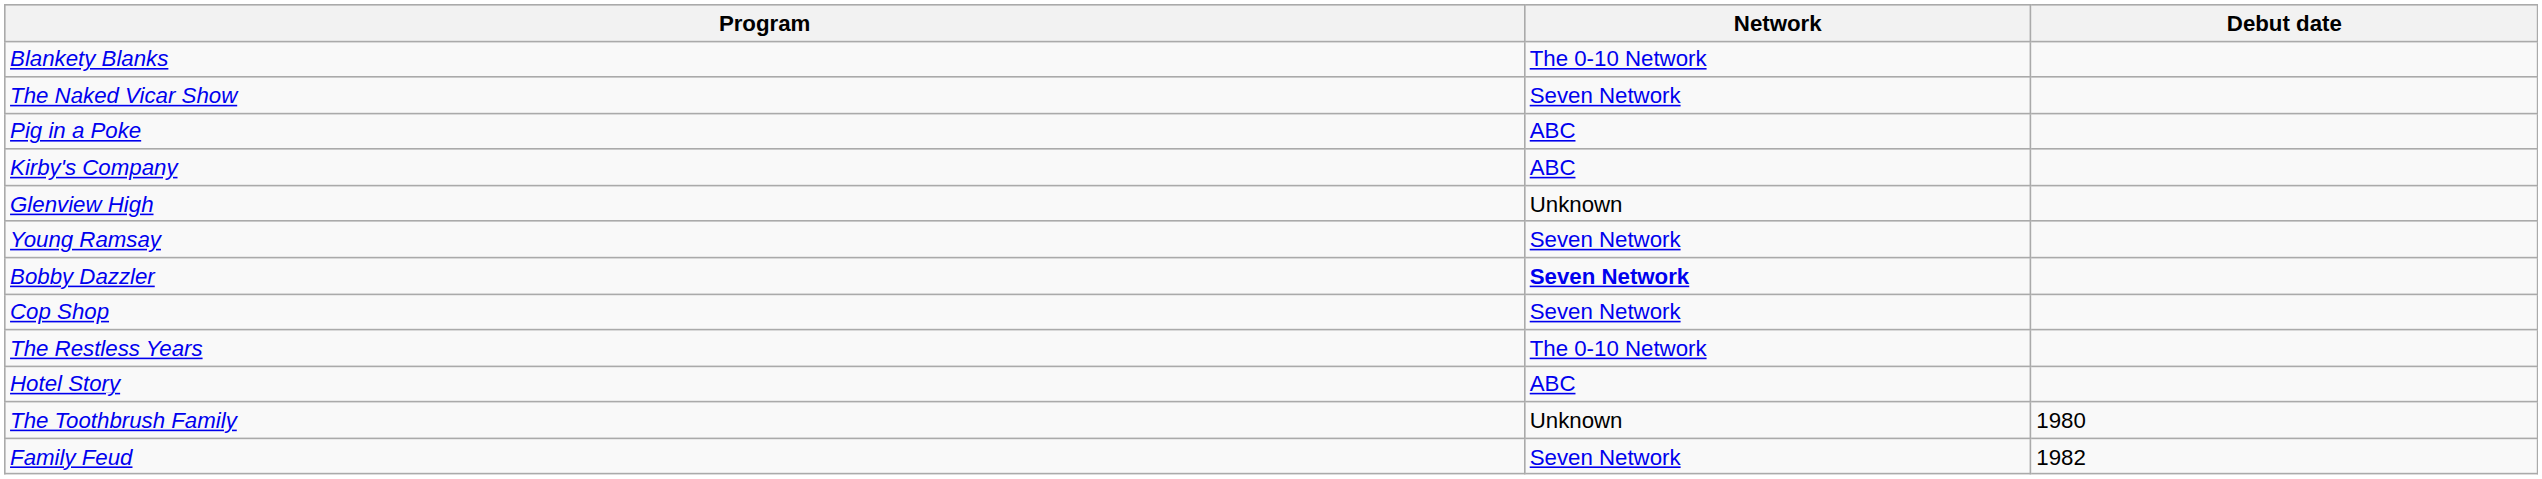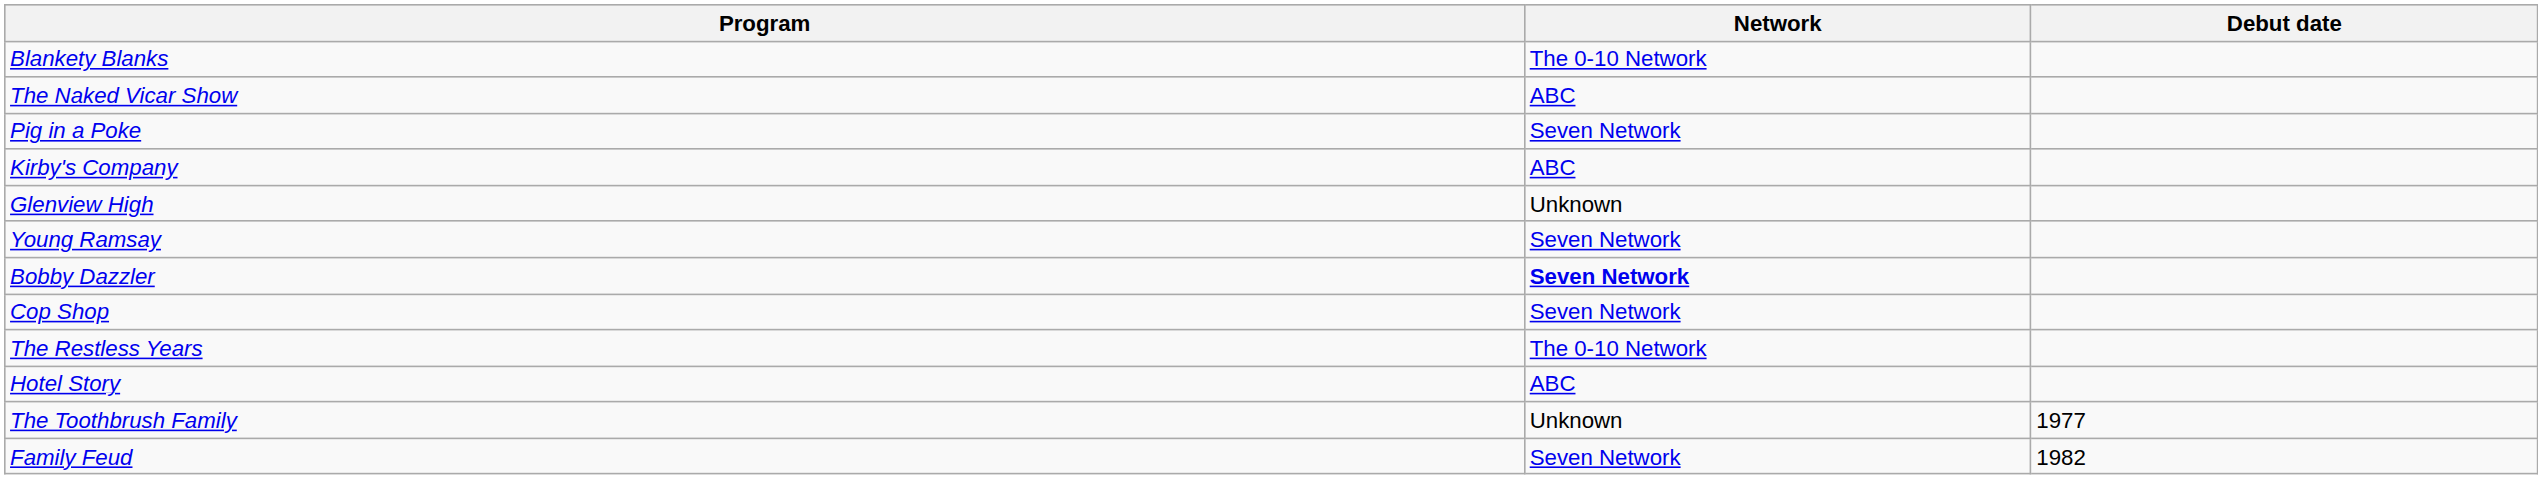(1605, 95) Seven Network -> (1553, 95) ABC
(1553, 131) ABC -> (1605, 131) Seven Network
(2061, 420) 1980 -> (2061, 420) 1977
